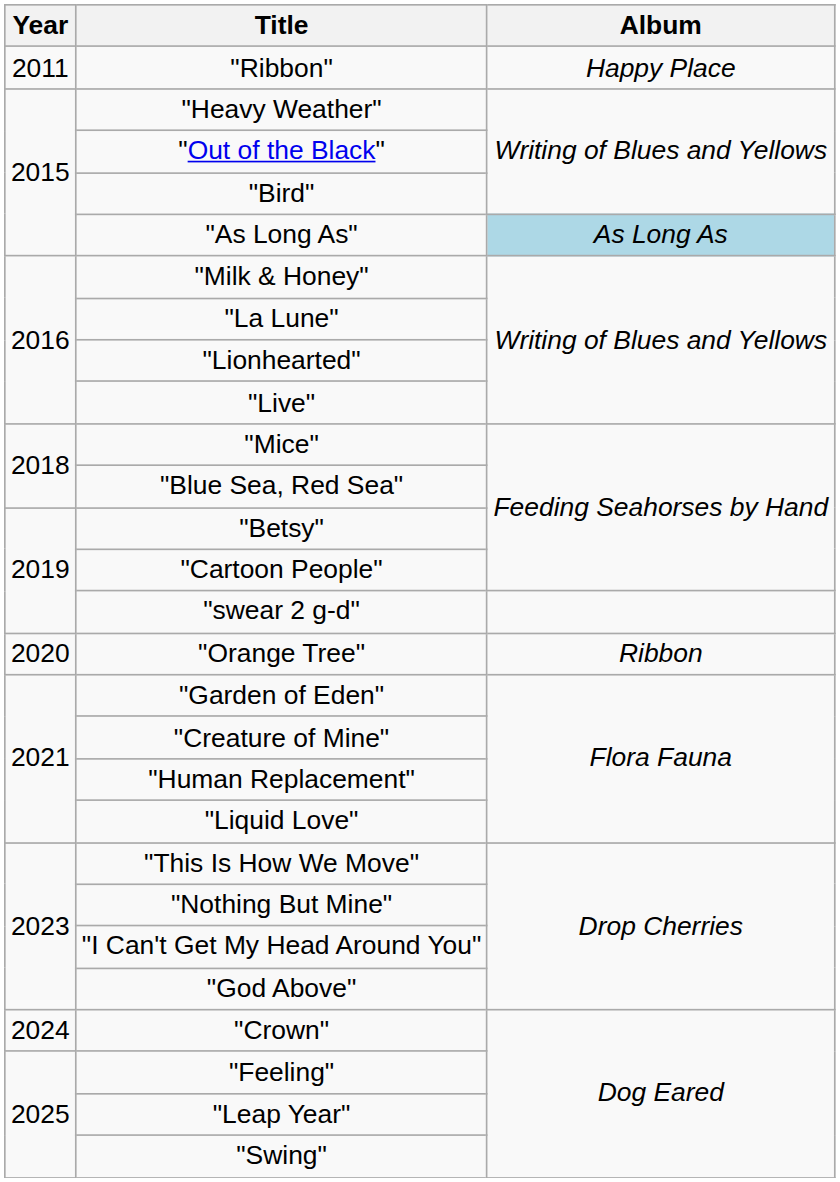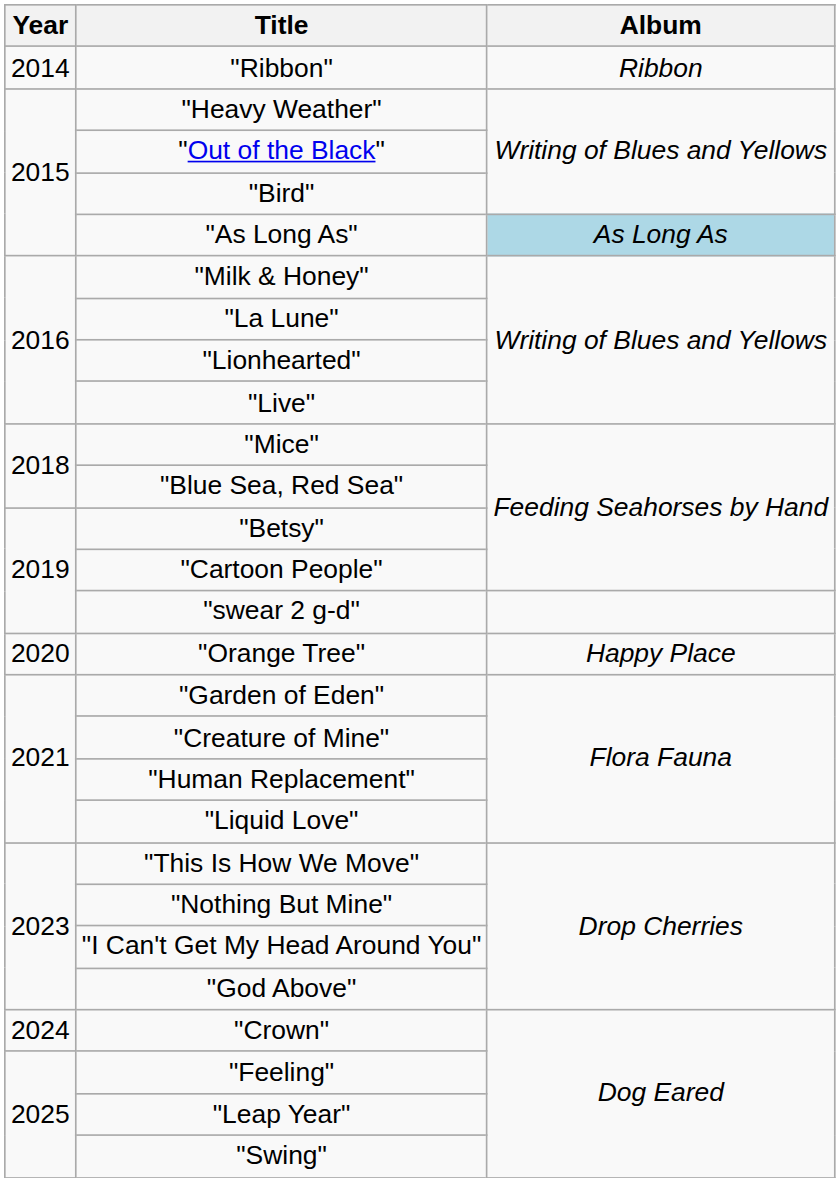(40, 67) 2011 -> (40, 67) 2014
(661, 67) Happy Place -> (661, 67) Ribbon
(661, 653) Ribbon -> (661, 653) Happy Place
